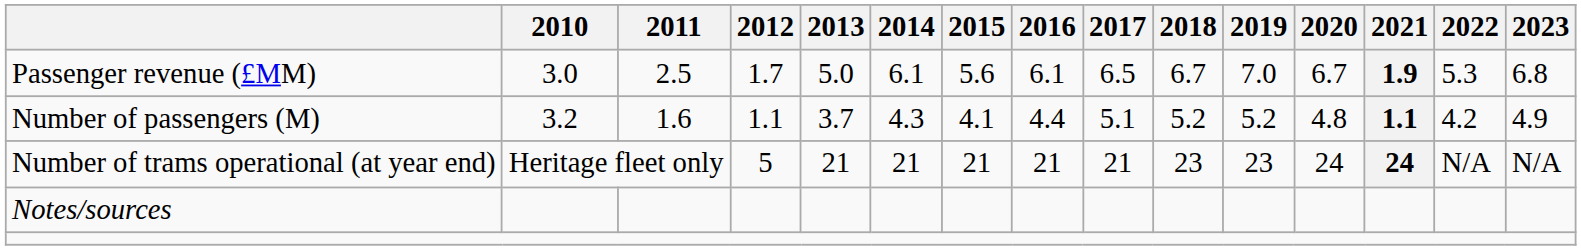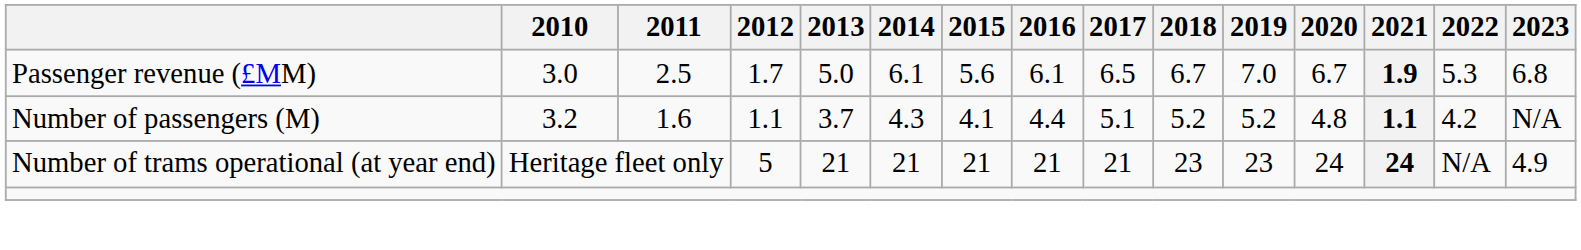(1530, 118) 4.9 -> (1537, 118) N/A
(1537, 163) N/A -> (1530, 163) 4.9
- row: (92, 208)
